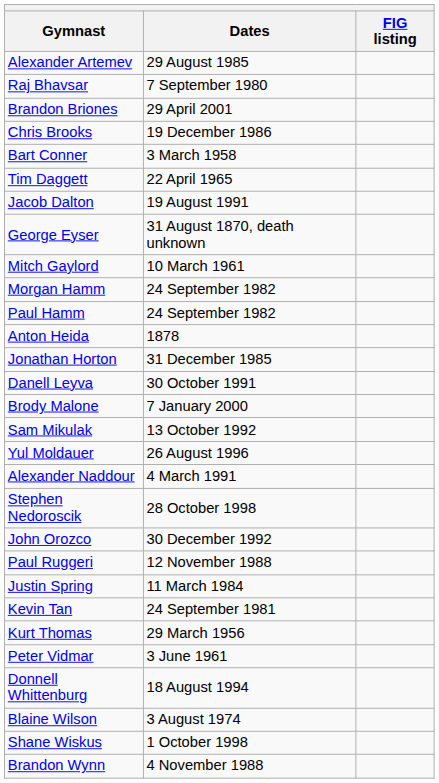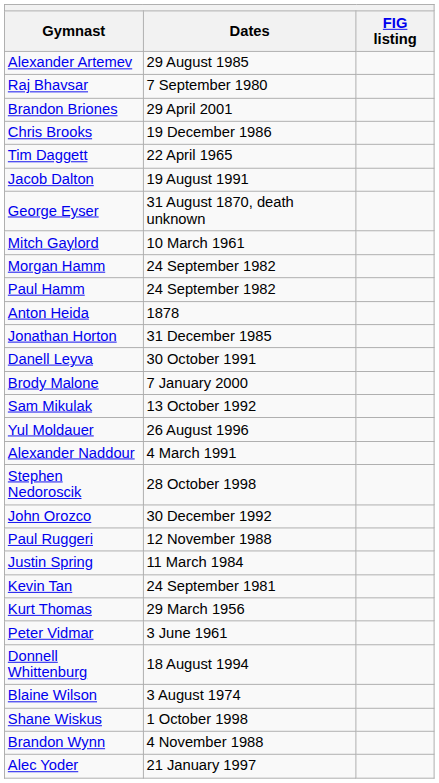- row: (48, 156)
+ row: (43, 766)
